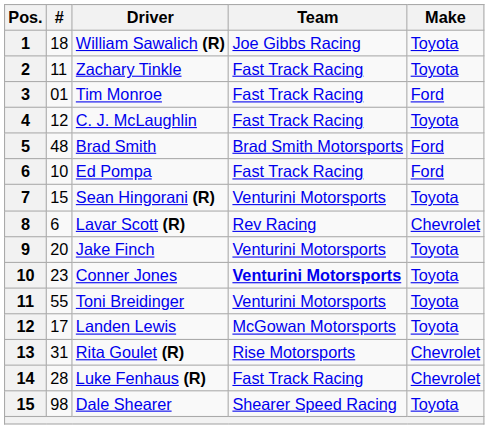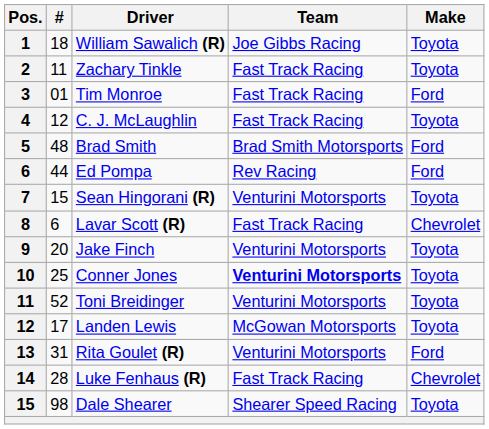(59, 172) 10 -> (59, 172) 44
(298, 172) Fast Track Racing -> (274, 172) Rev Racing
(274, 224) Rev Racing -> (298, 224) Fast Track Racing
(59, 275) 23 -> (59, 275) 25
(59, 301) 55 -> (59, 301) 52
(294, 352) Rise Motorsports -> (309, 352) Venturini Motorsports
(445, 352) Chevrolet -> (427, 352) Ford
